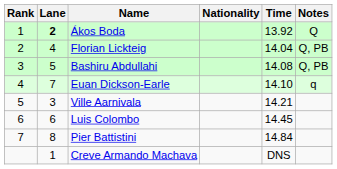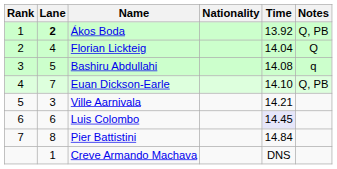(313, 31) Q -> (313, 31) Q, PB
(313, 48) Q, PB -> (313, 48) Q
(313, 66) Q, PB -> (313, 66) q
(313, 84) q -> (313, 84) Q, PB
(279, 119) no background -> (279, 119) lavender background
